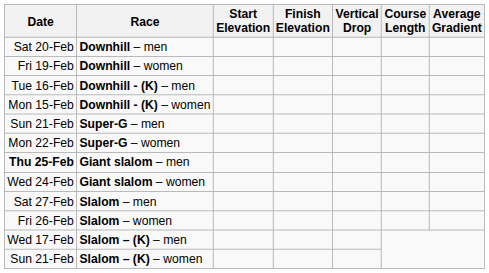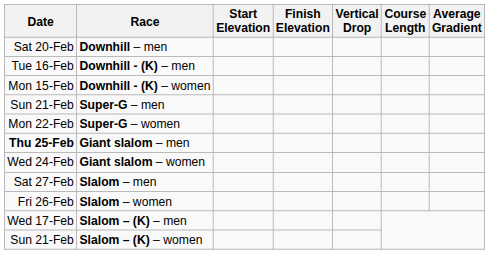- row: (131, 66)
